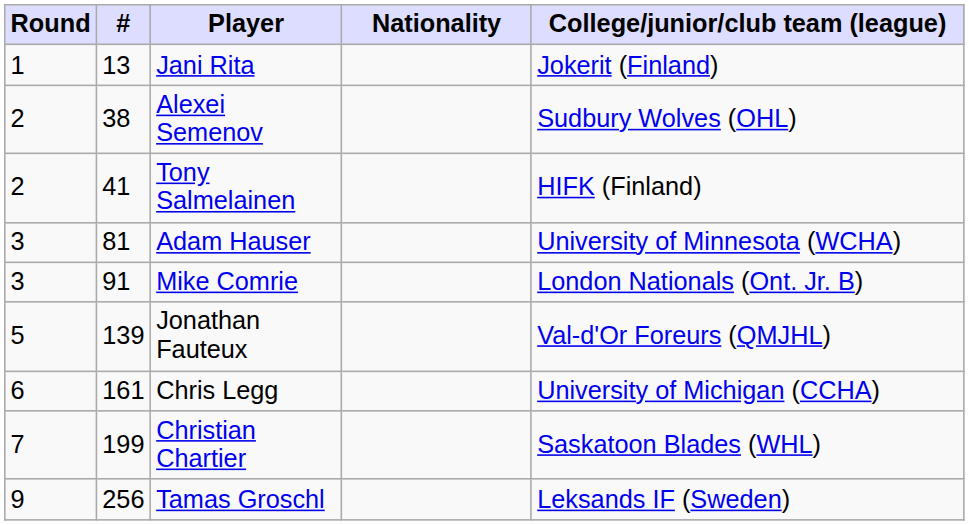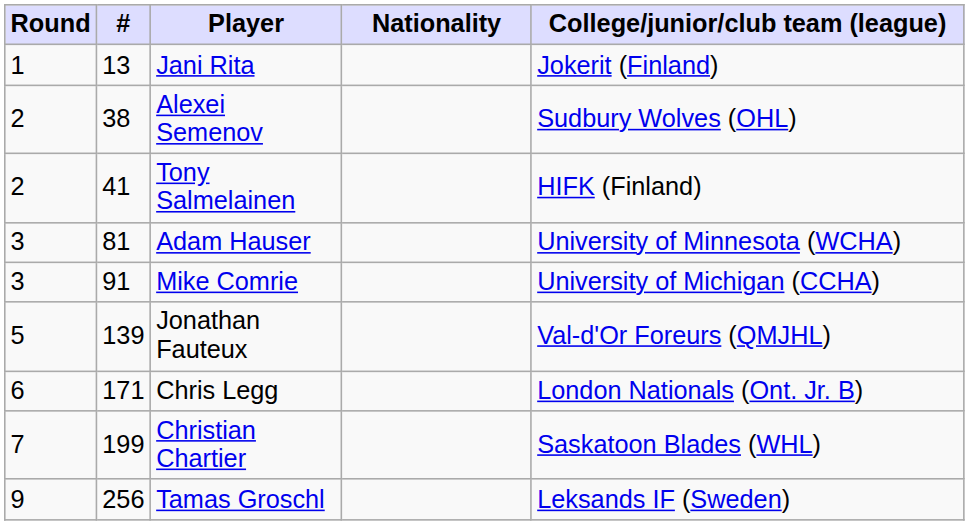(700, 281) London Nationals (Ont. Jr. B) -> (709, 281) University of Michigan (CCHA)
(123, 390) 161 -> (123, 390) 171
(709, 390) University of Michigan (CCHA) -> (700, 390) London Nationals (Ont. Jr. B)
